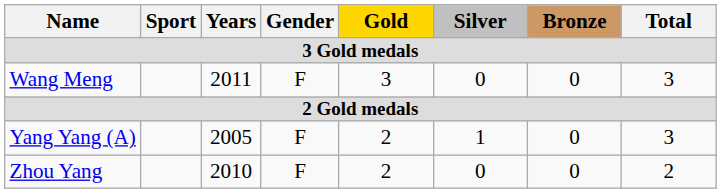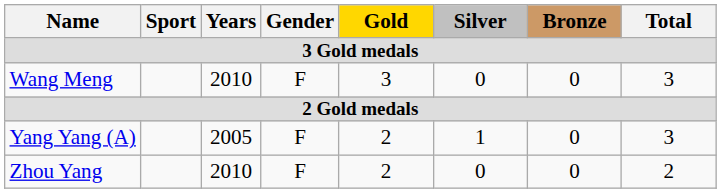(231, 79) 2011 -> (231, 79) 2010
